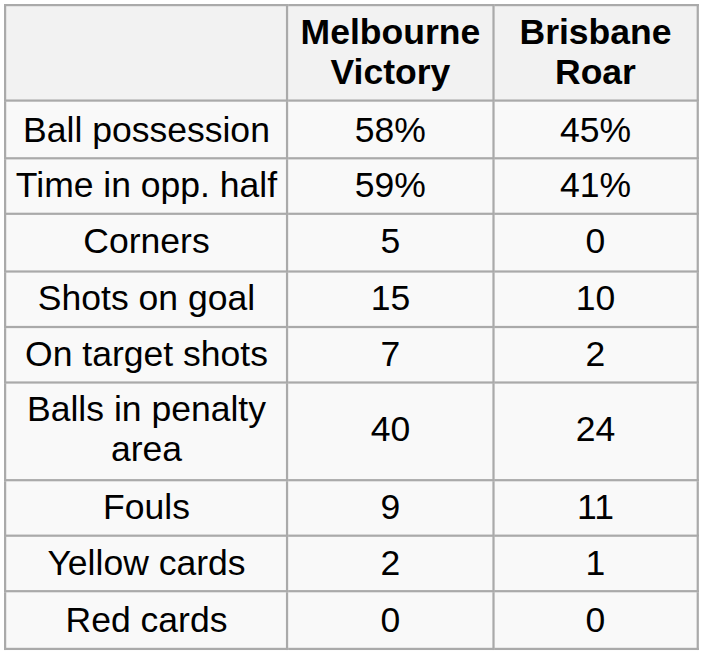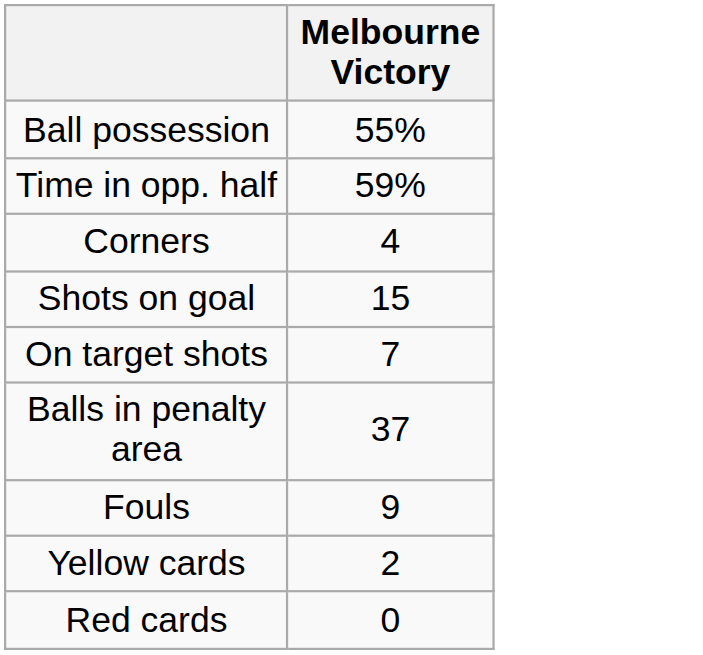- column: (595, 52)
(390, 128) 58% -> (390, 128) 55%
(390, 241) 5 -> (390, 241) 4
(390, 430) 40 -> (390, 430) 37
